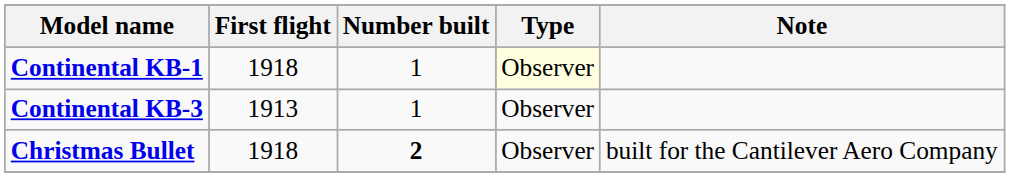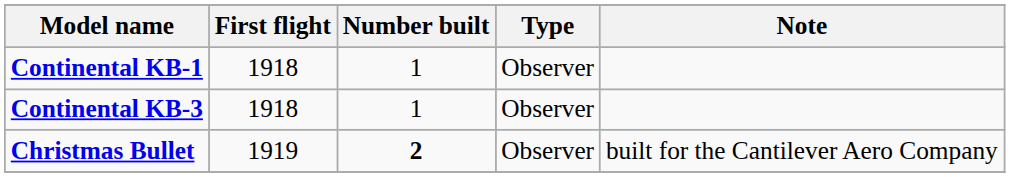(548, 67) lightyellow background -> (548, 67) no background
(273, 109) 1913 -> (273, 109) 1918
(273, 151) 1918 -> (273, 151) 1919
